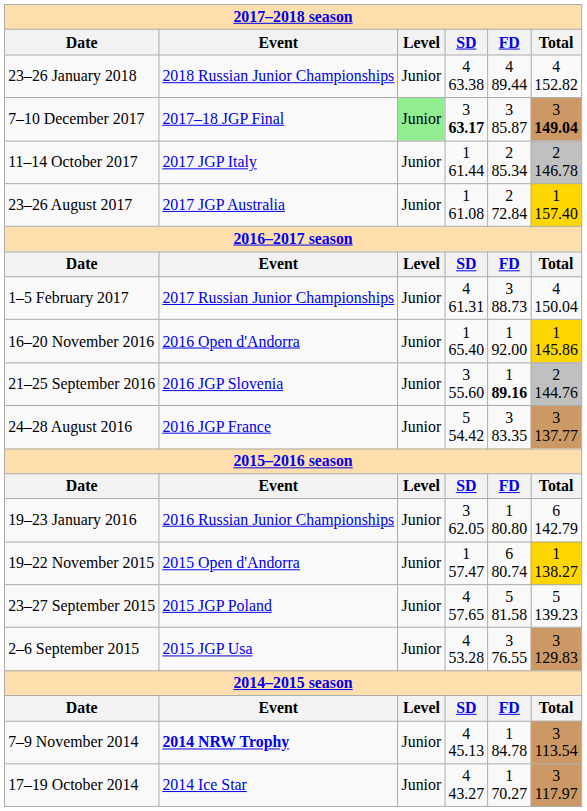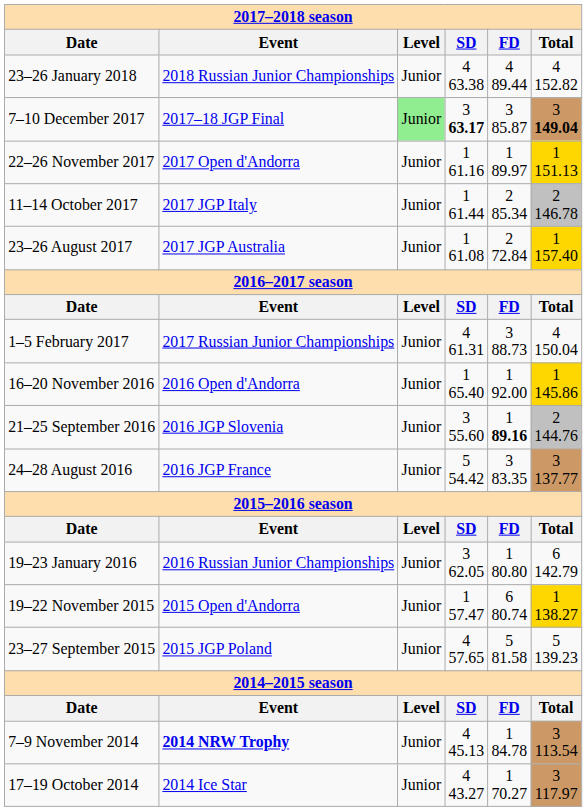+ row: (81, 162)
- row: (74, 649)
